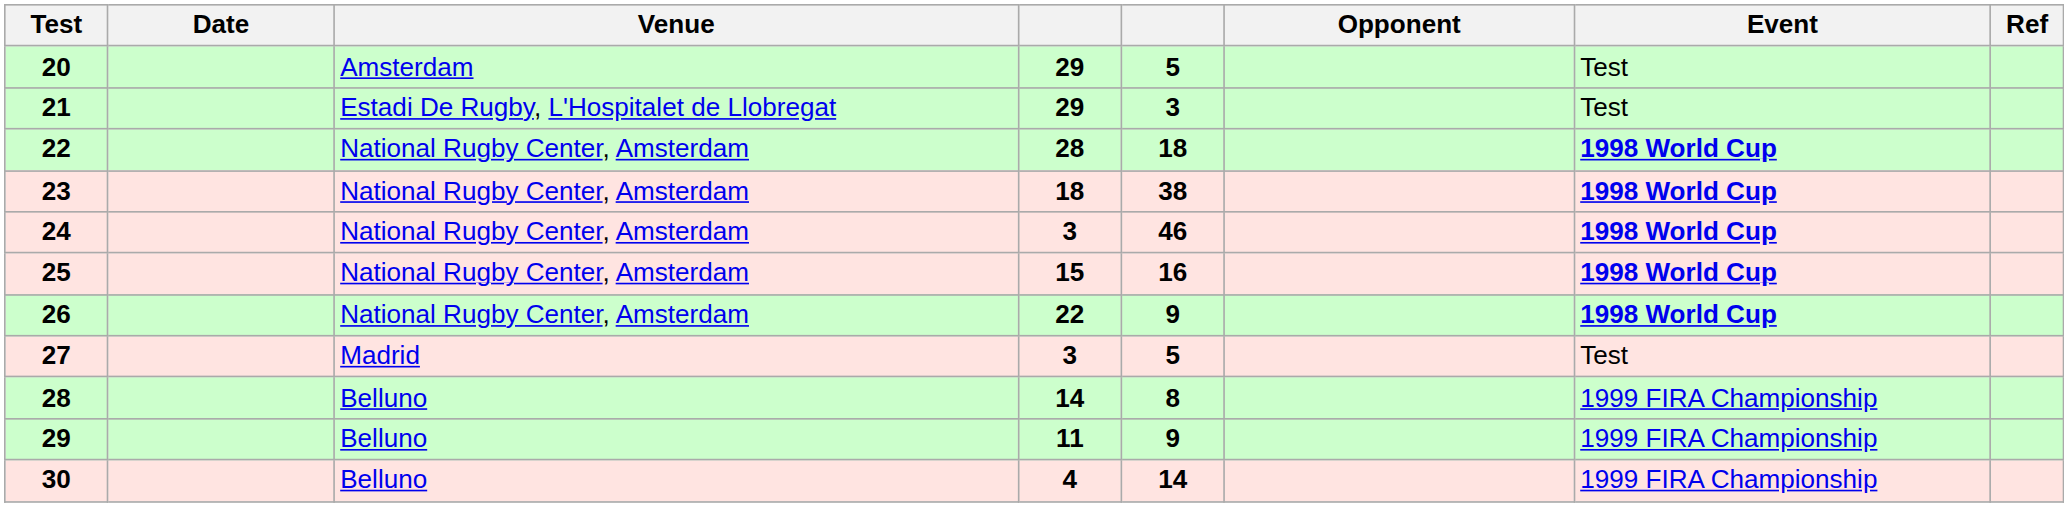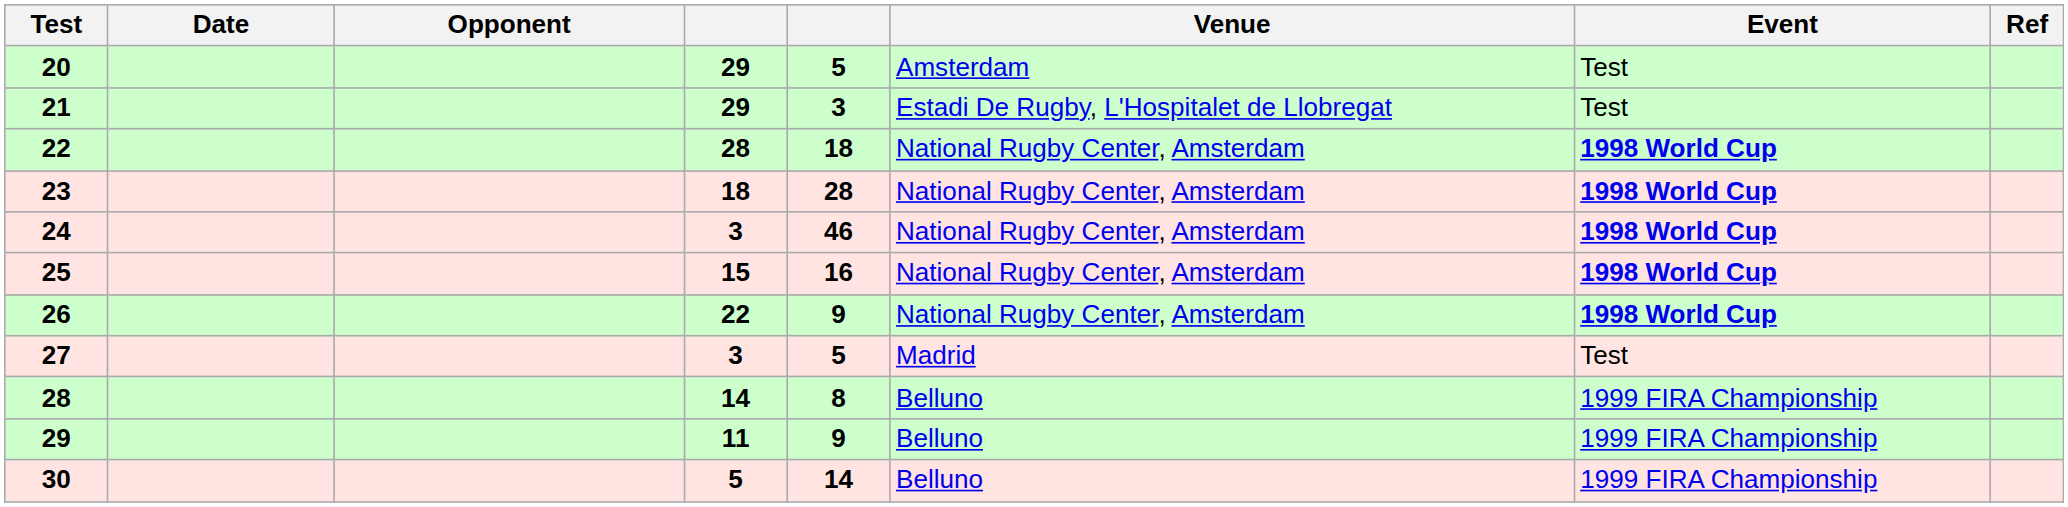columns swapped: (1399, 25) <-> (676, 25)
(1173, 190) 38 -> (839, 190) 28
(1070, 480) 4 -> (736, 480) 5
